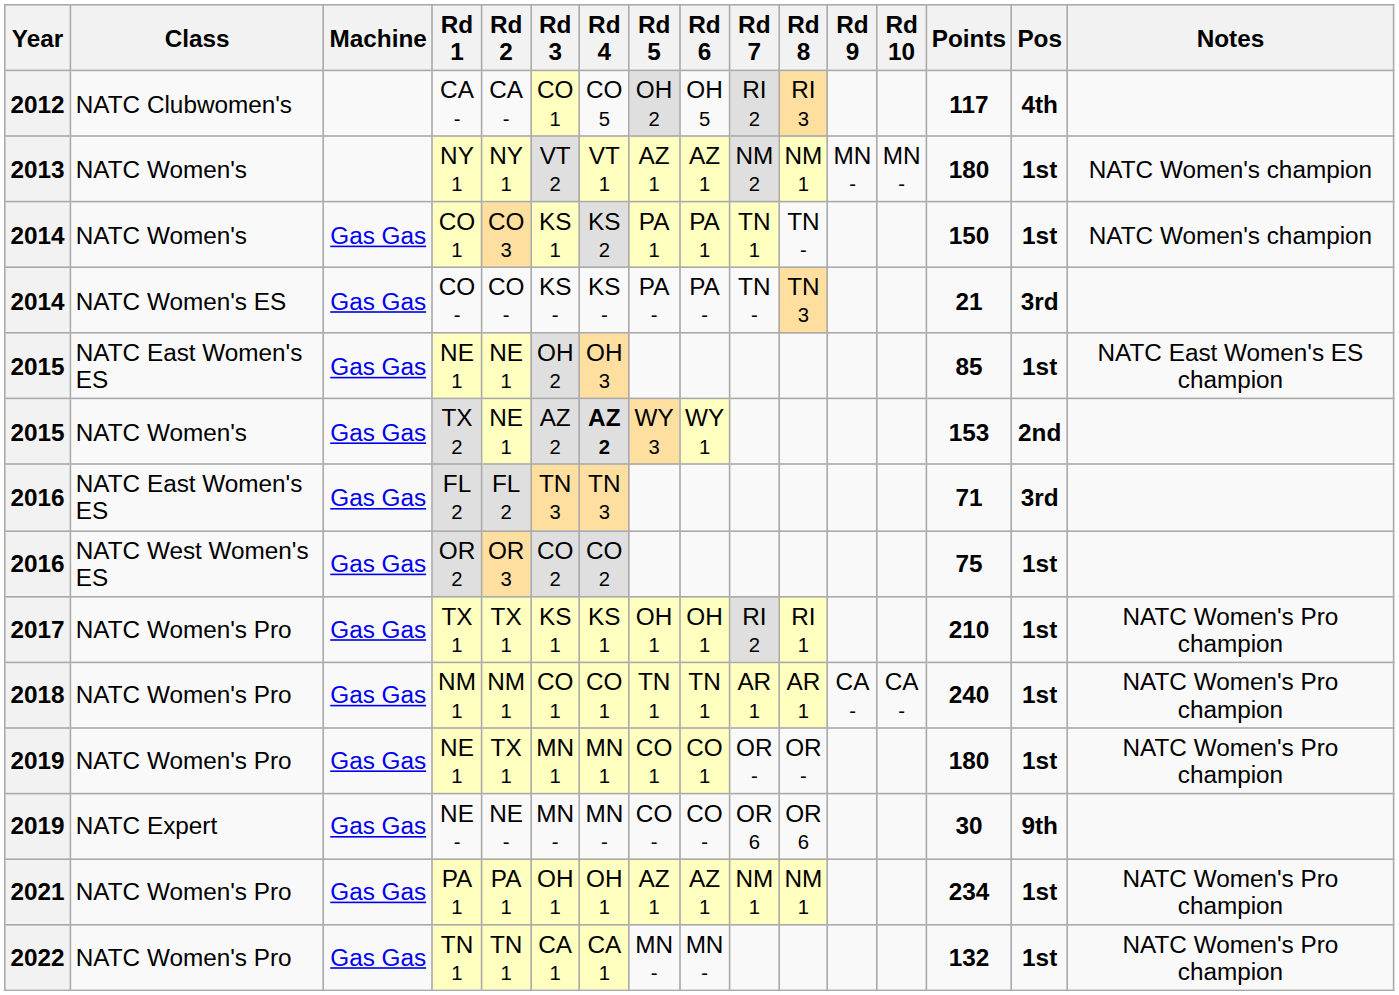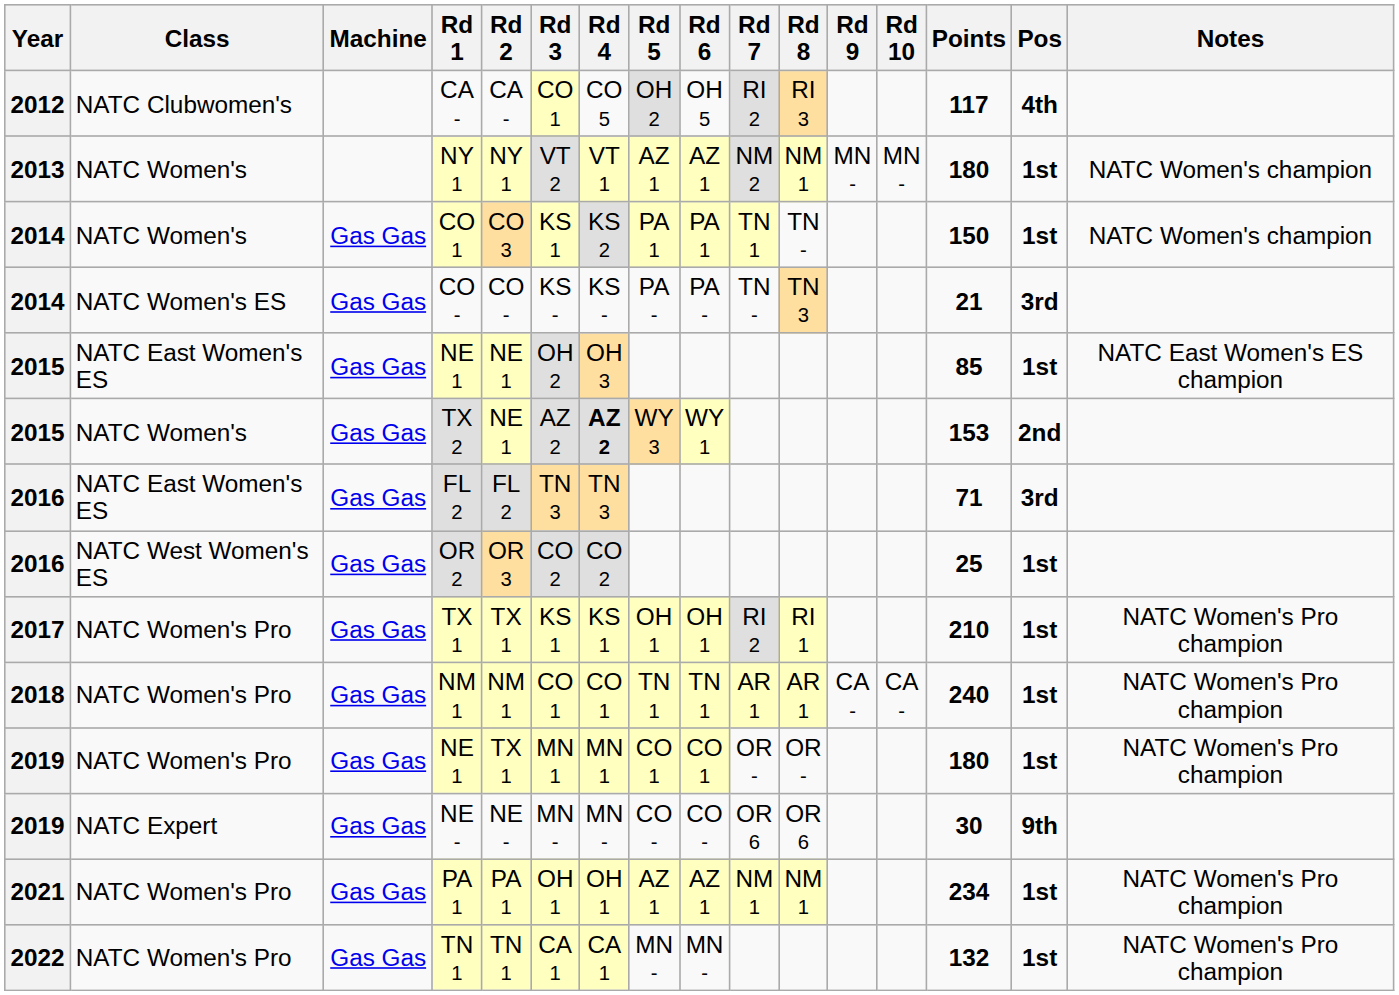(969, 563) 75 -> (969, 563) 25
